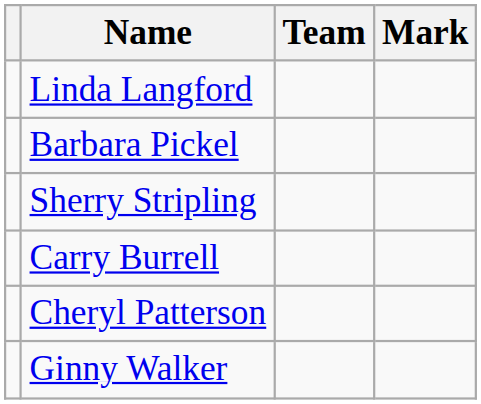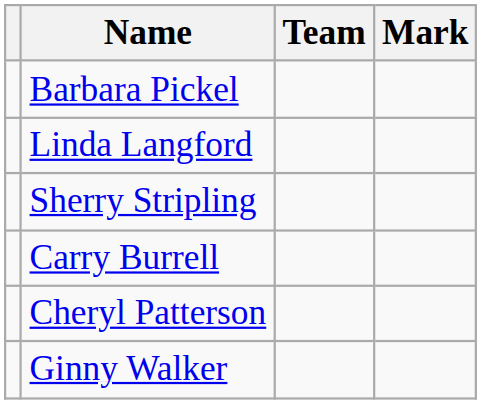rows swapped: (134, 144) <-> (141, 88)
